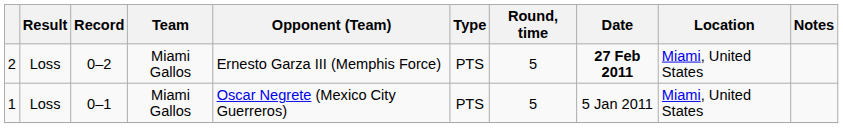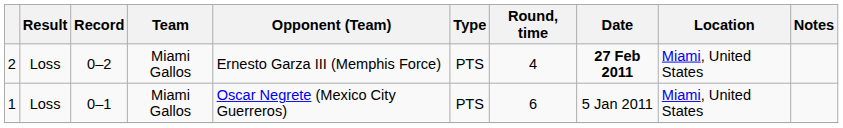(533, 64) 5 -> (533, 64) 4
(533, 103) 5 -> (533, 103) 6
